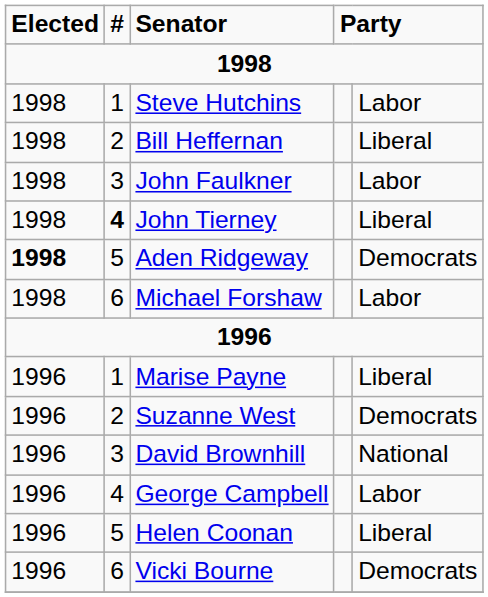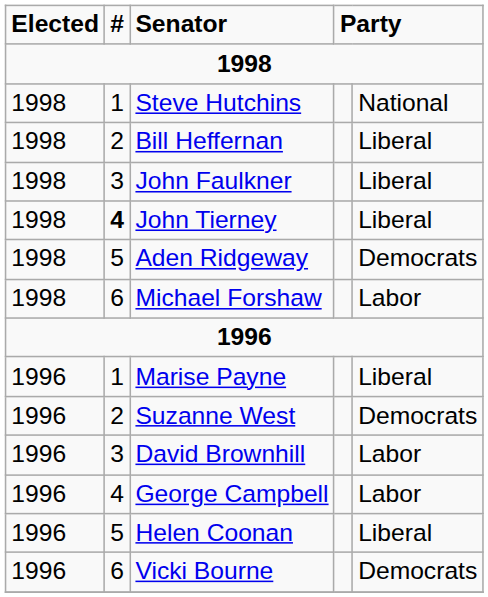(390, 102) Labor -> (403, 102) National
(390, 180) Labor -> (395, 180) Liberal
(39, 259) bold -> (39, 259) normal
(403, 454) National -> (390, 454) Labor
